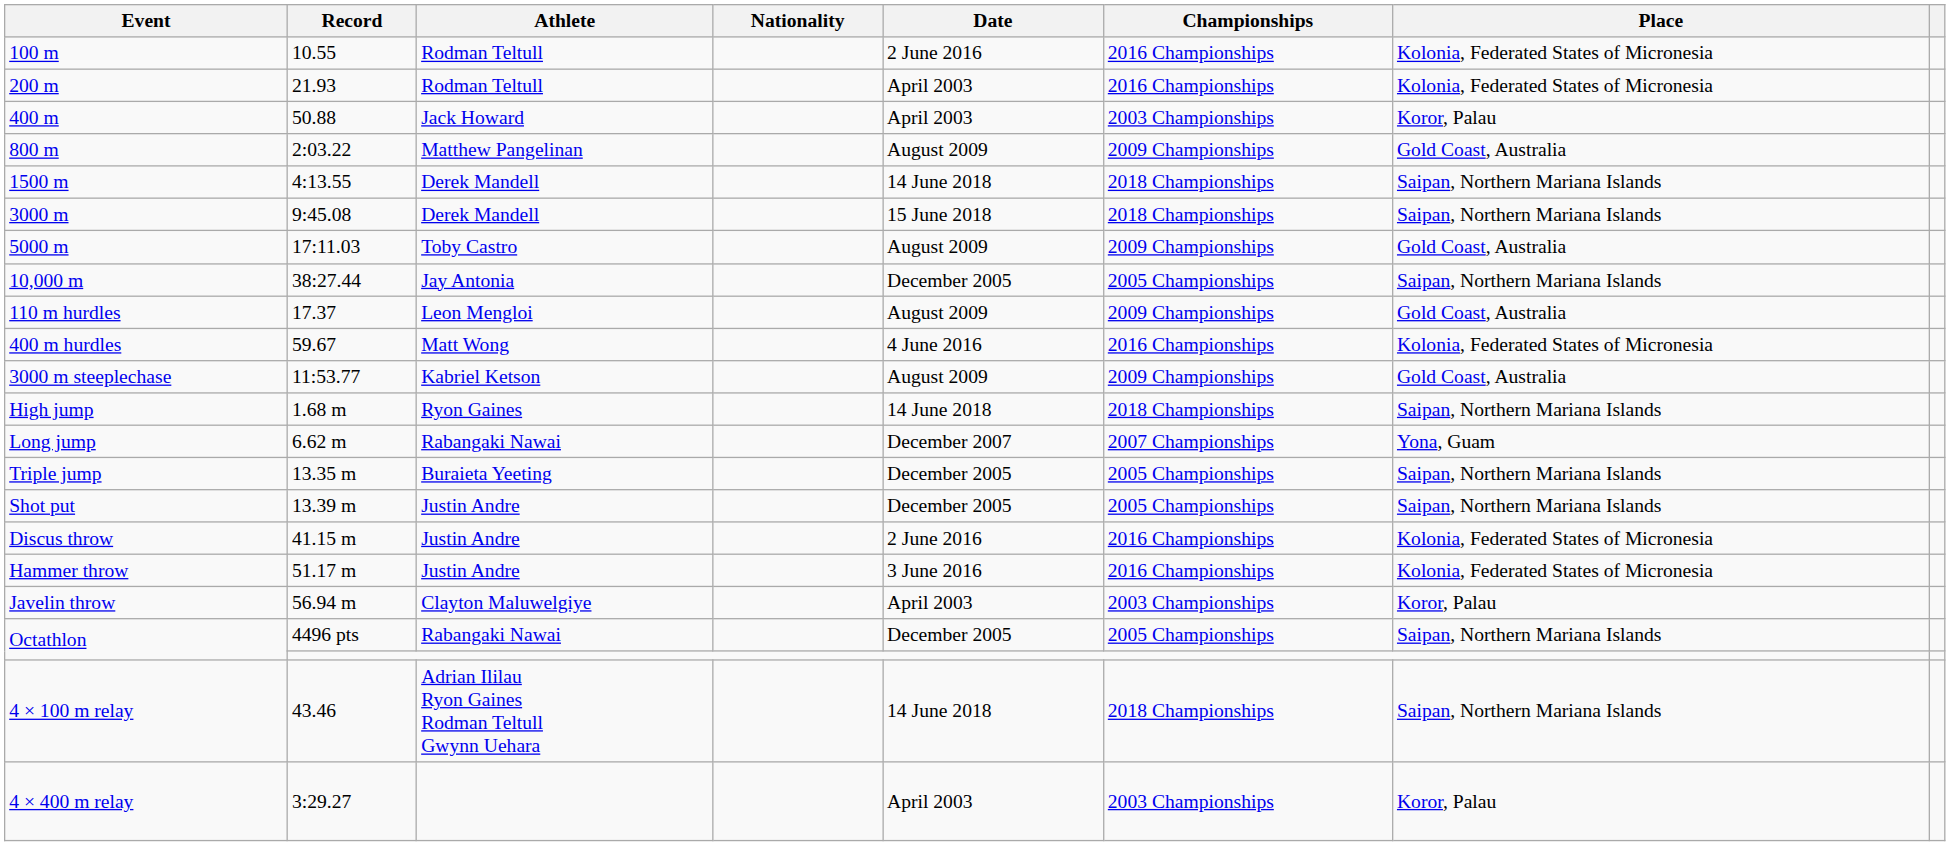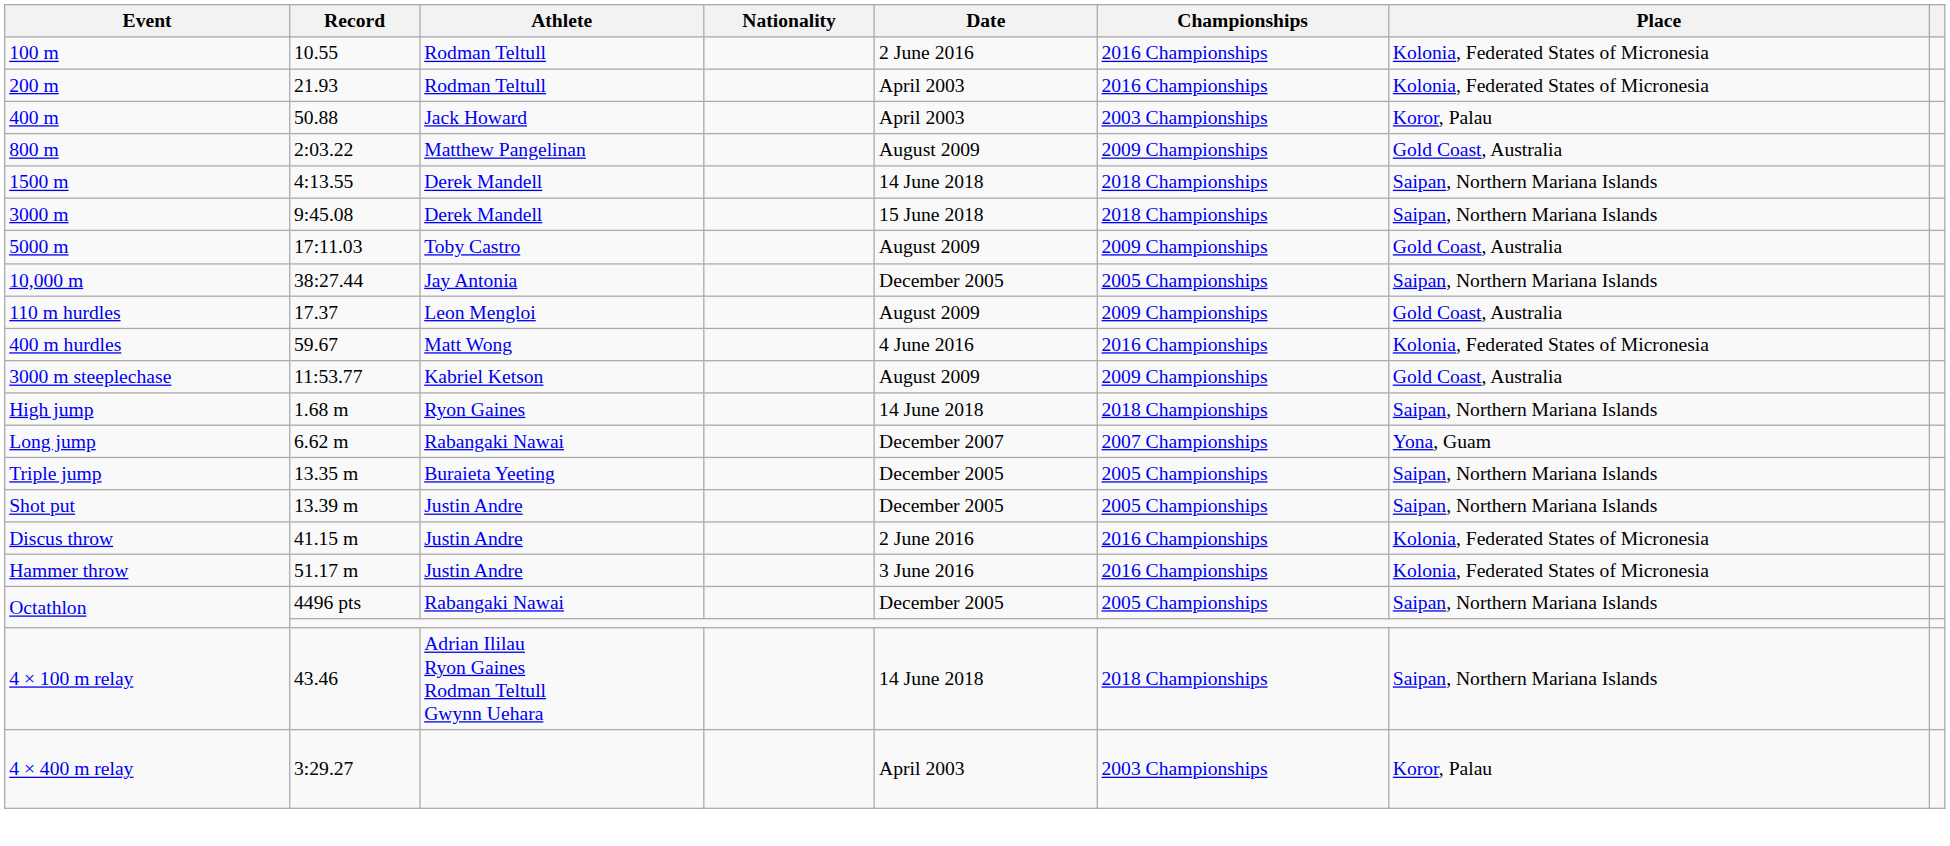- row: (62, 602)
